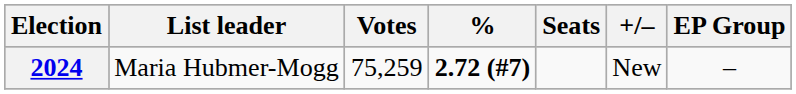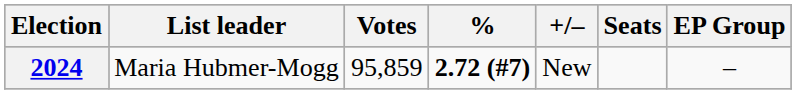columns swapped: (571, 25) <-> (637, 25)
(387, 67) 75,259 -> (387, 67) 95,859
